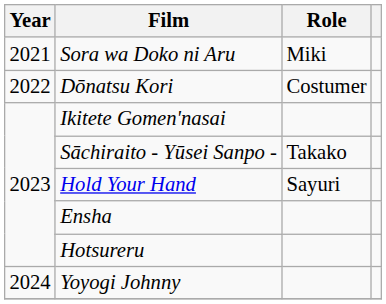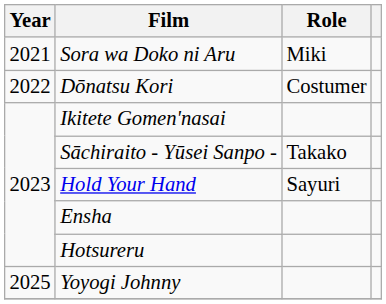(30, 282) 2024 -> (30, 282) 2025
